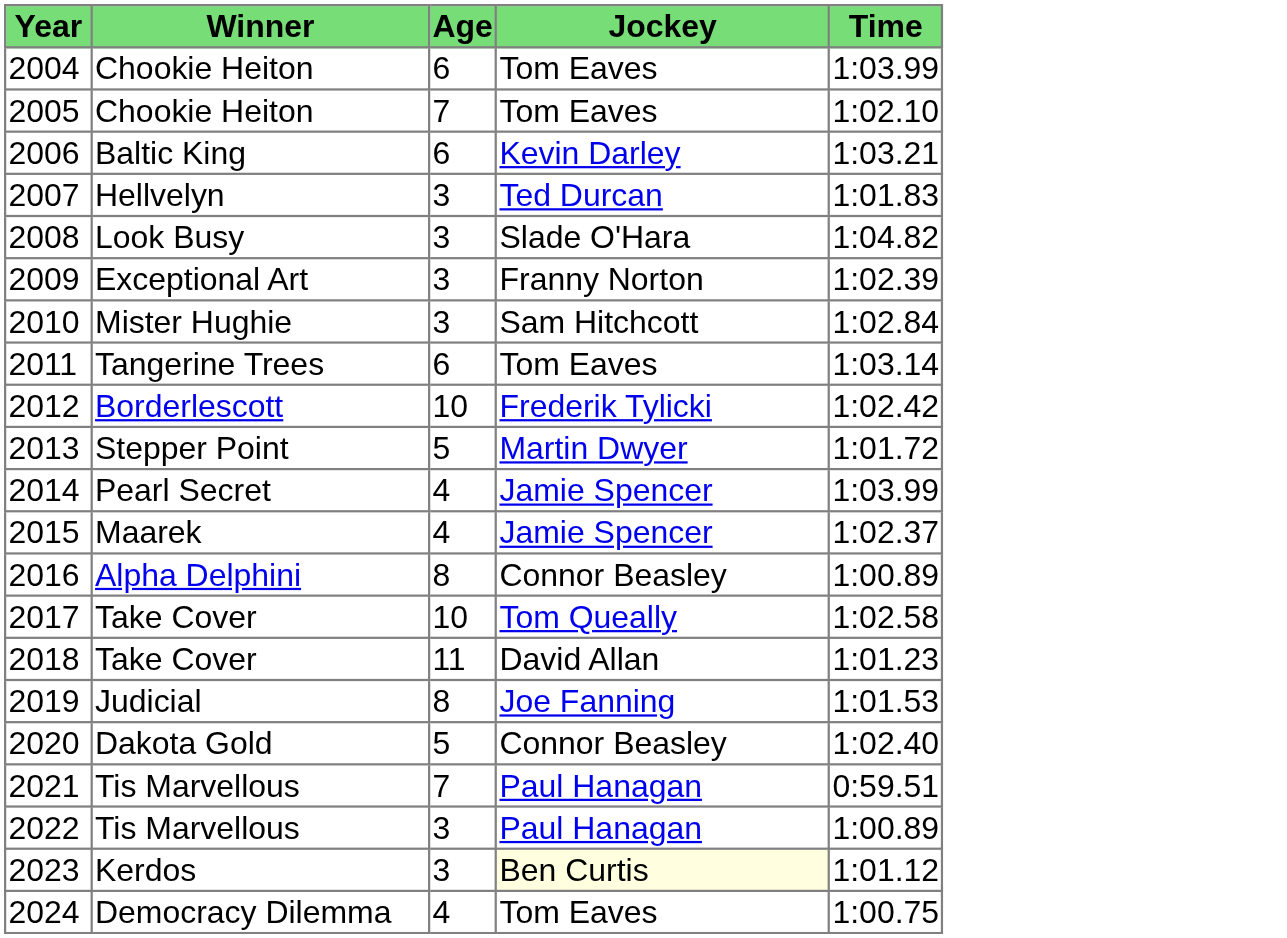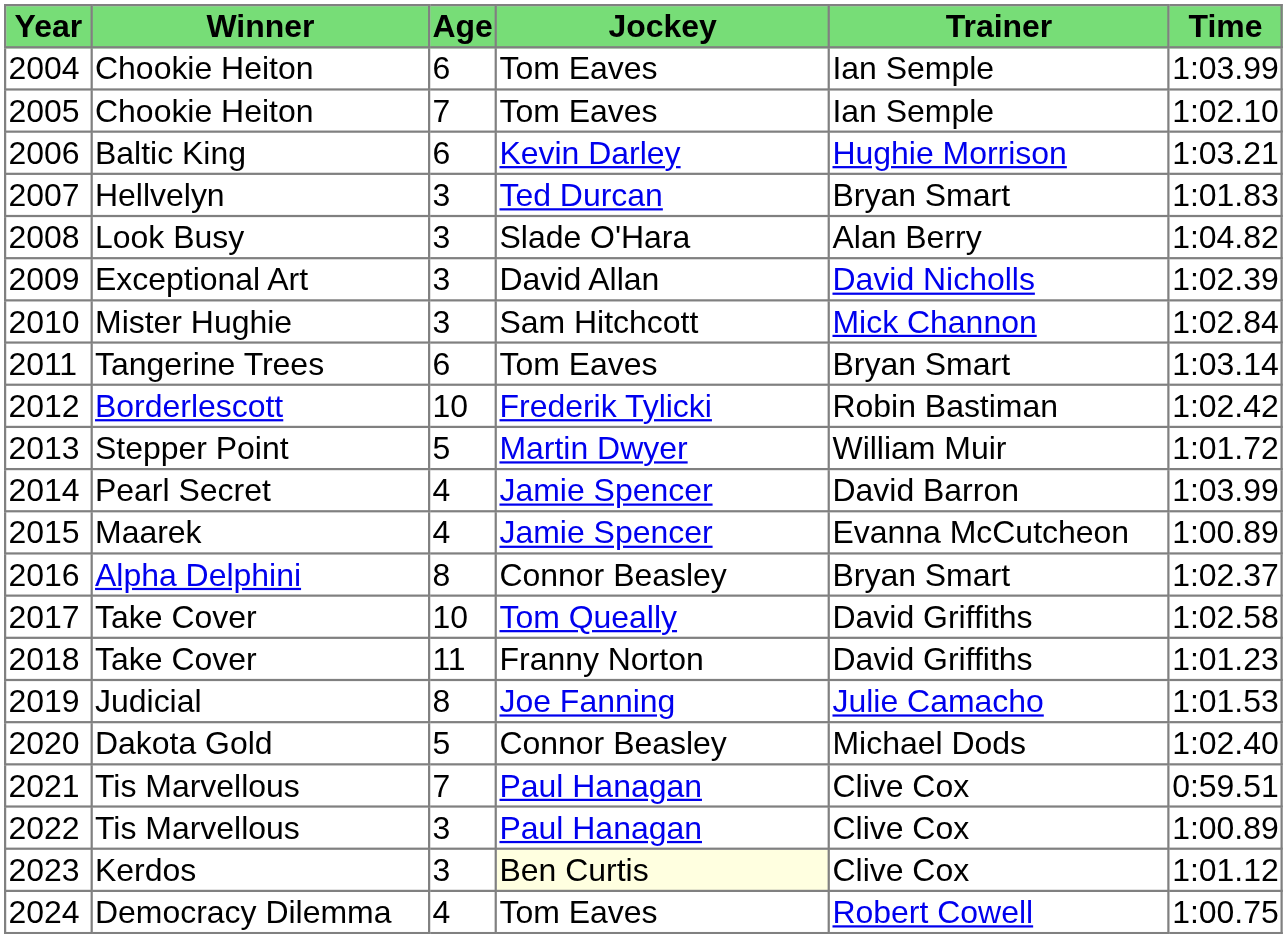+ column: (999, 26)
(602, 279) Franny Norton -> (579, 279) David Allan
(886, 532) 1:02.37 -> (1225, 532) 1:00.89
(886, 575) 1:00.89 -> (1225, 575) 1:02.37
(579, 659) David Allan -> (602, 659) Franny Norton
